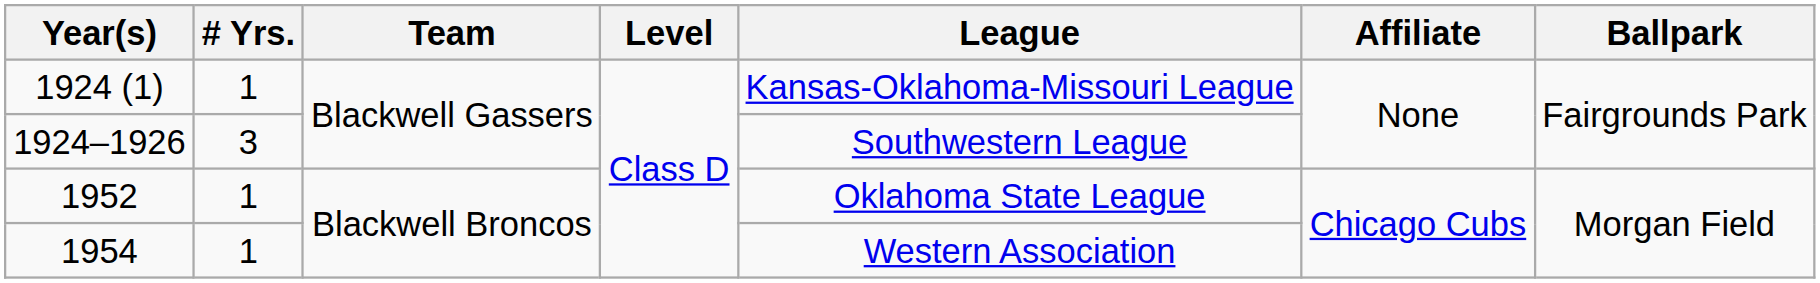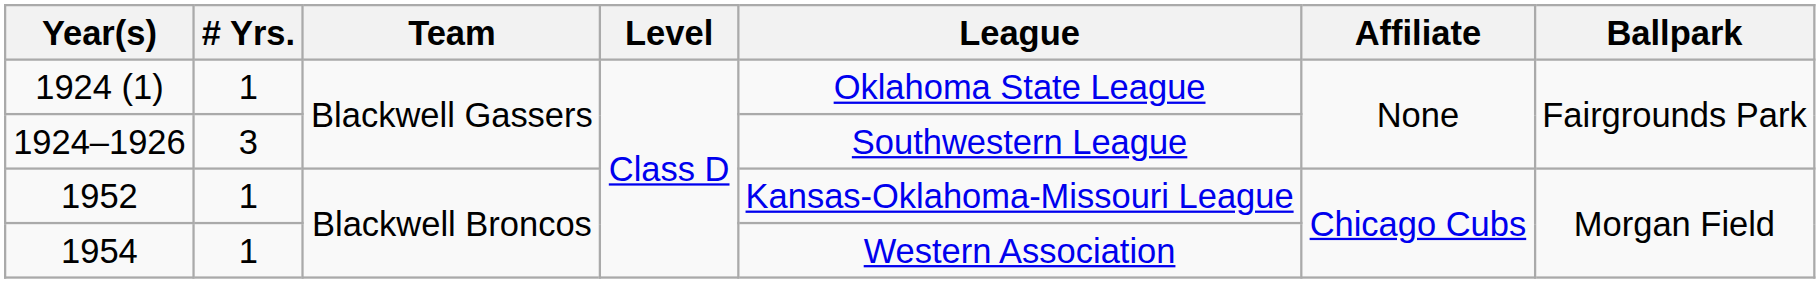(1020, 87) Kansas-Oklahoma-Missouri League -> (1020, 87) Oklahoma State League
(1020, 196) Oklahoma State League -> (1020, 196) Kansas-Oklahoma-Missouri League
